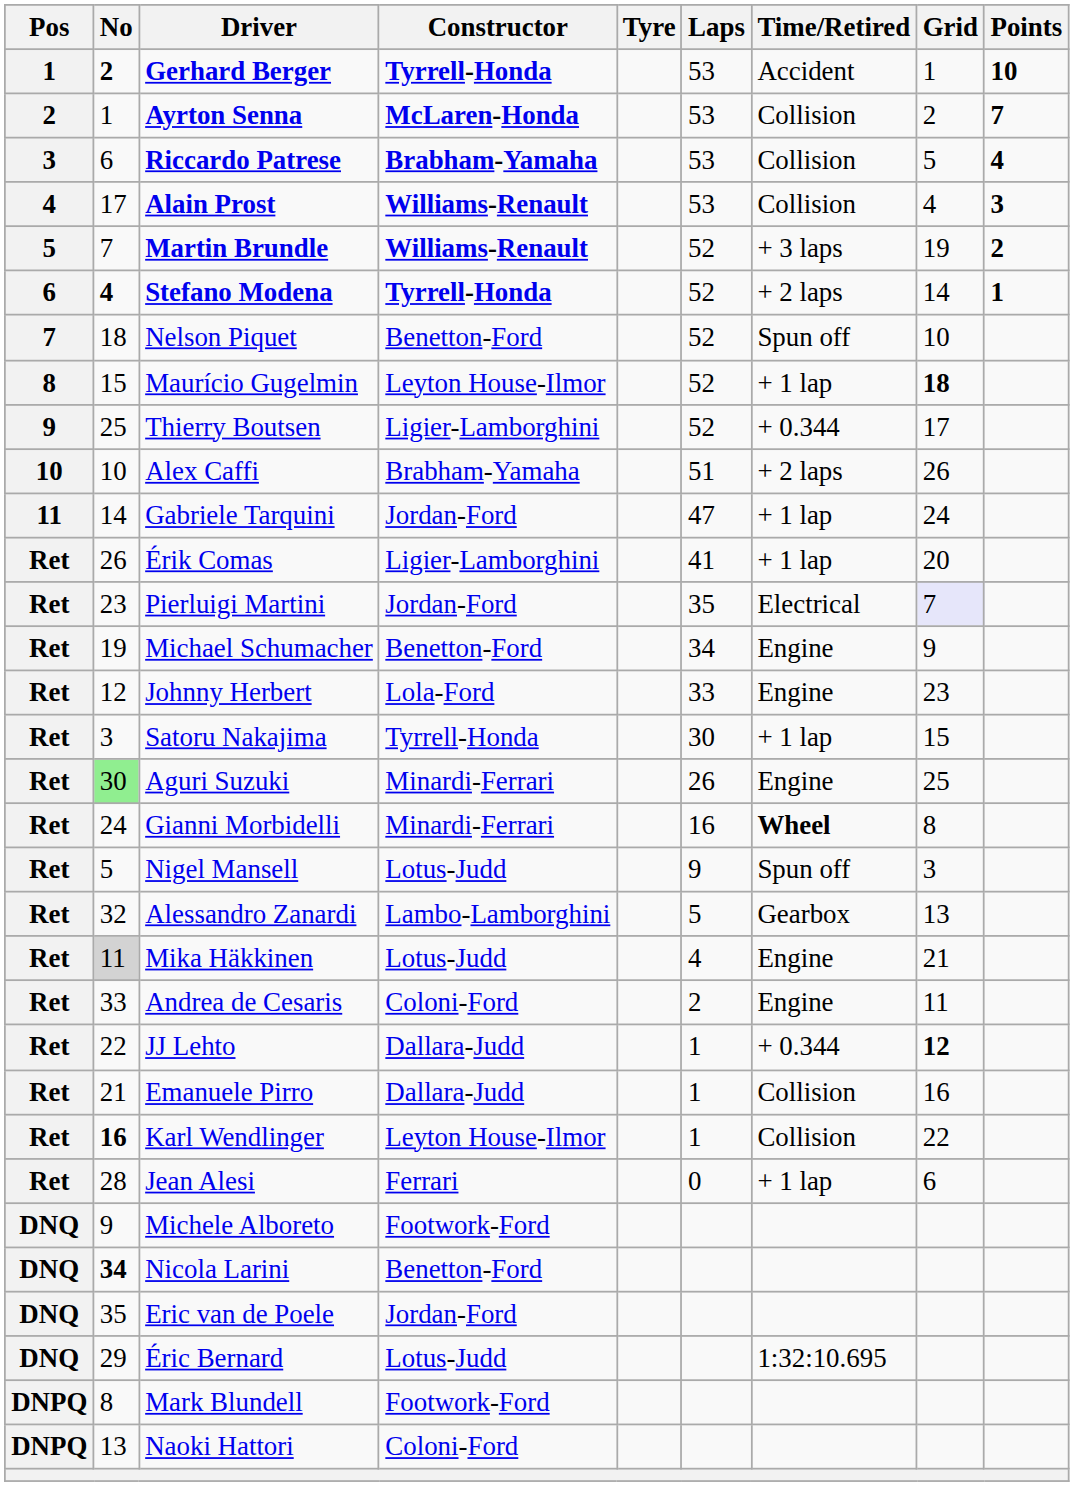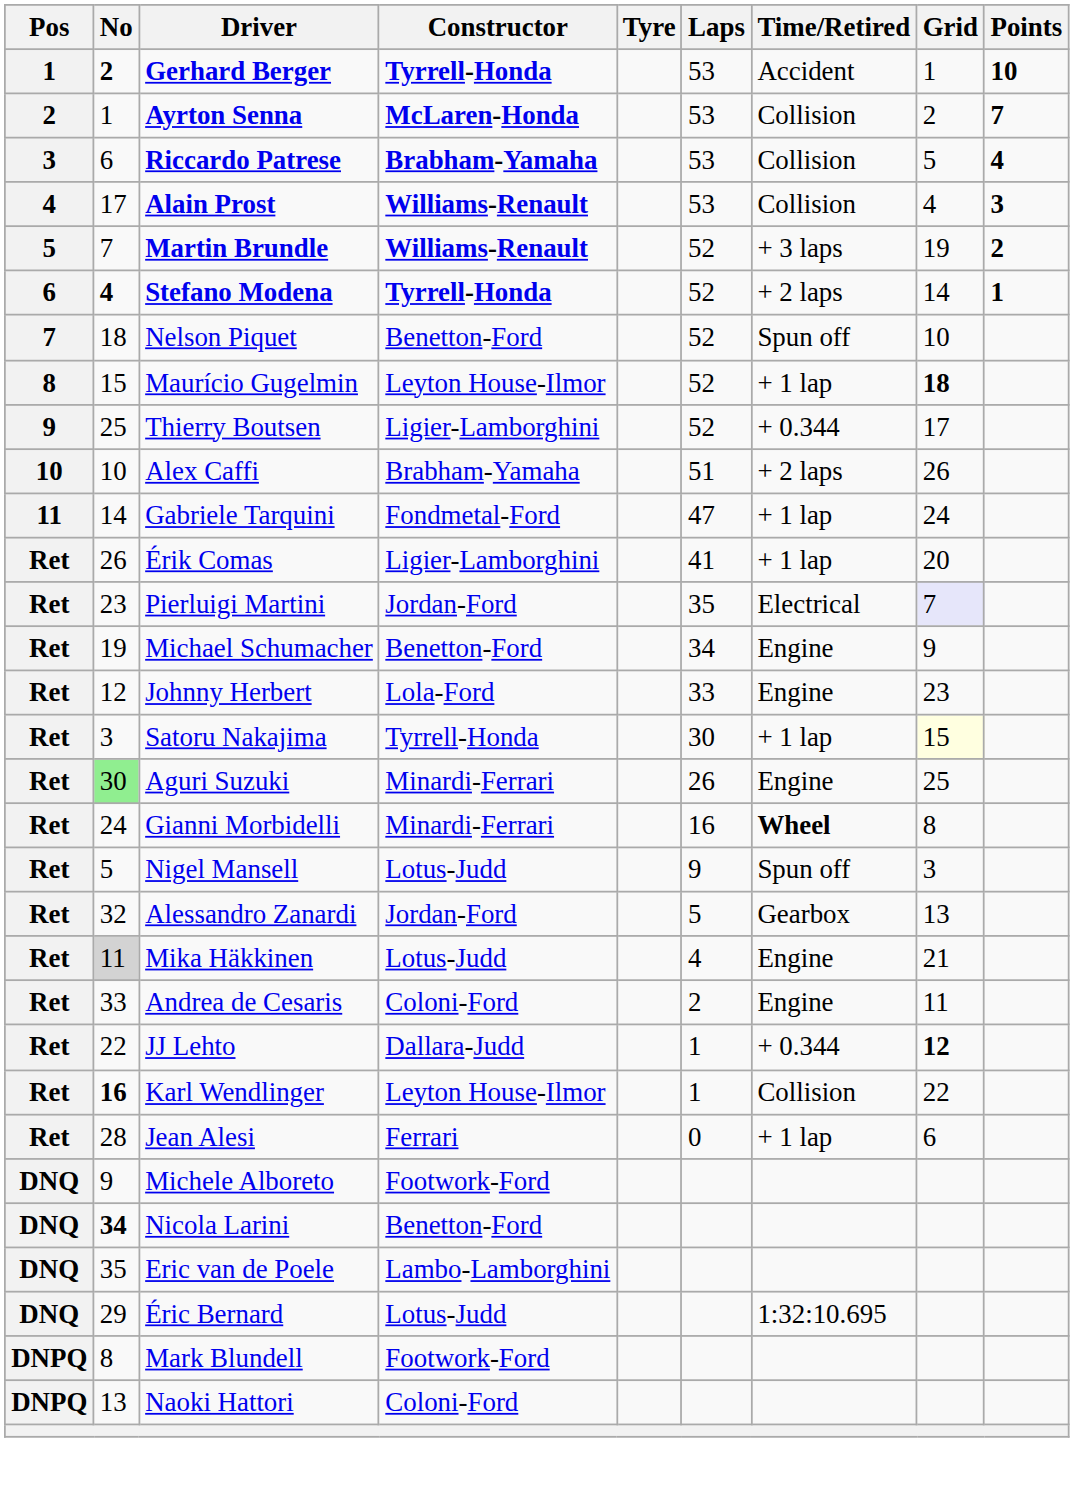(451, 514) Jordan-Ford -> (473, 514) Fondmetal-Ford
(936, 736) no background -> (936, 736) lightyellow background
(498, 914) Lambo-Lamborghini -> (451, 914) Jordan-Ford
- row: (229, 1091)
(451, 1313) Jordan-Ford -> (498, 1268) Lambo-Lamborghini
